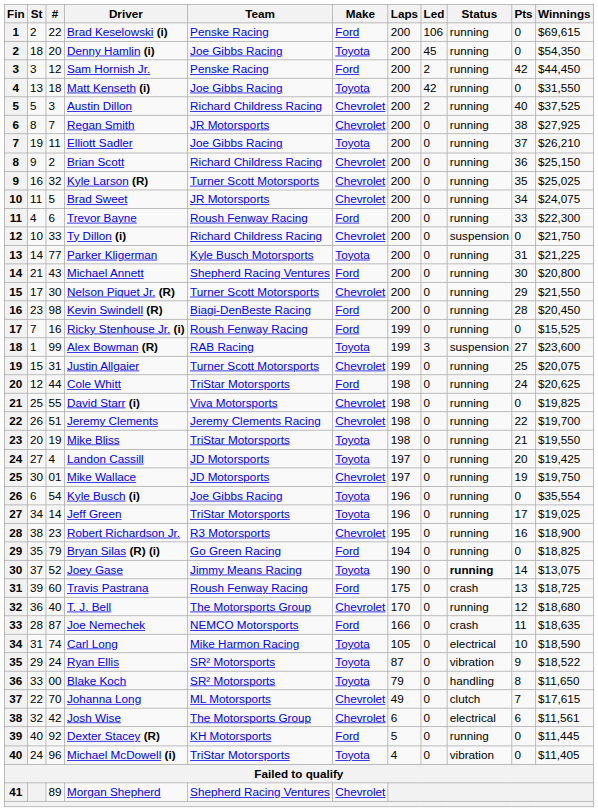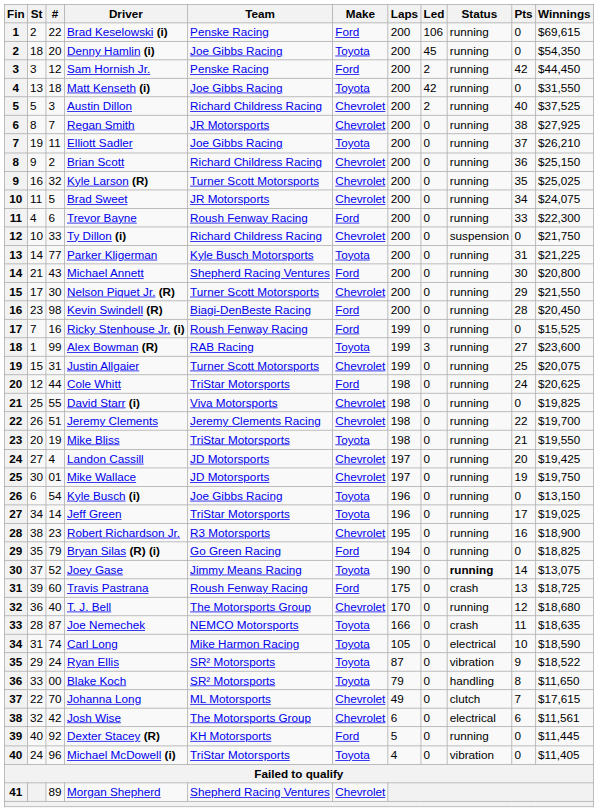(479, 347) suspension -> (469, 347) running
(353, 459) Toyota -> (360, 459) Chevrolet
(559, 496) $35,554 -> (559, 496) $13,150
(347, 625) Ford -> (353, 625) Toyota
